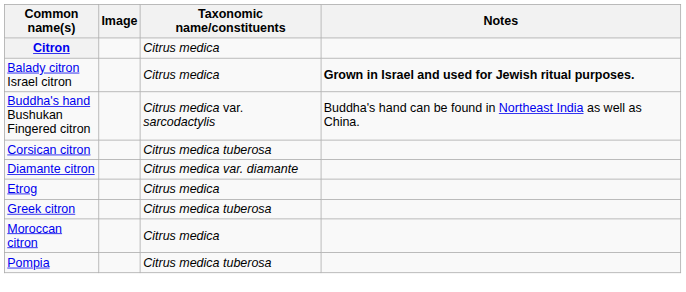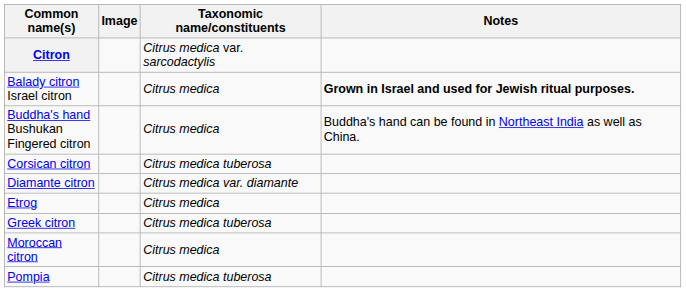(181, 48) Citrus medica -> (193, 55) Citrus medica var. sarcodactylis
(193, 115) Citrus medica var. sarcodactylis -> (181, 129) Citrus medica
